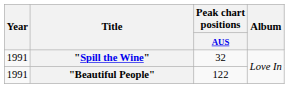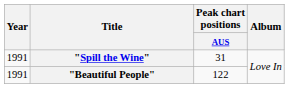(221, 58) 32 -> (221, 58) 31
